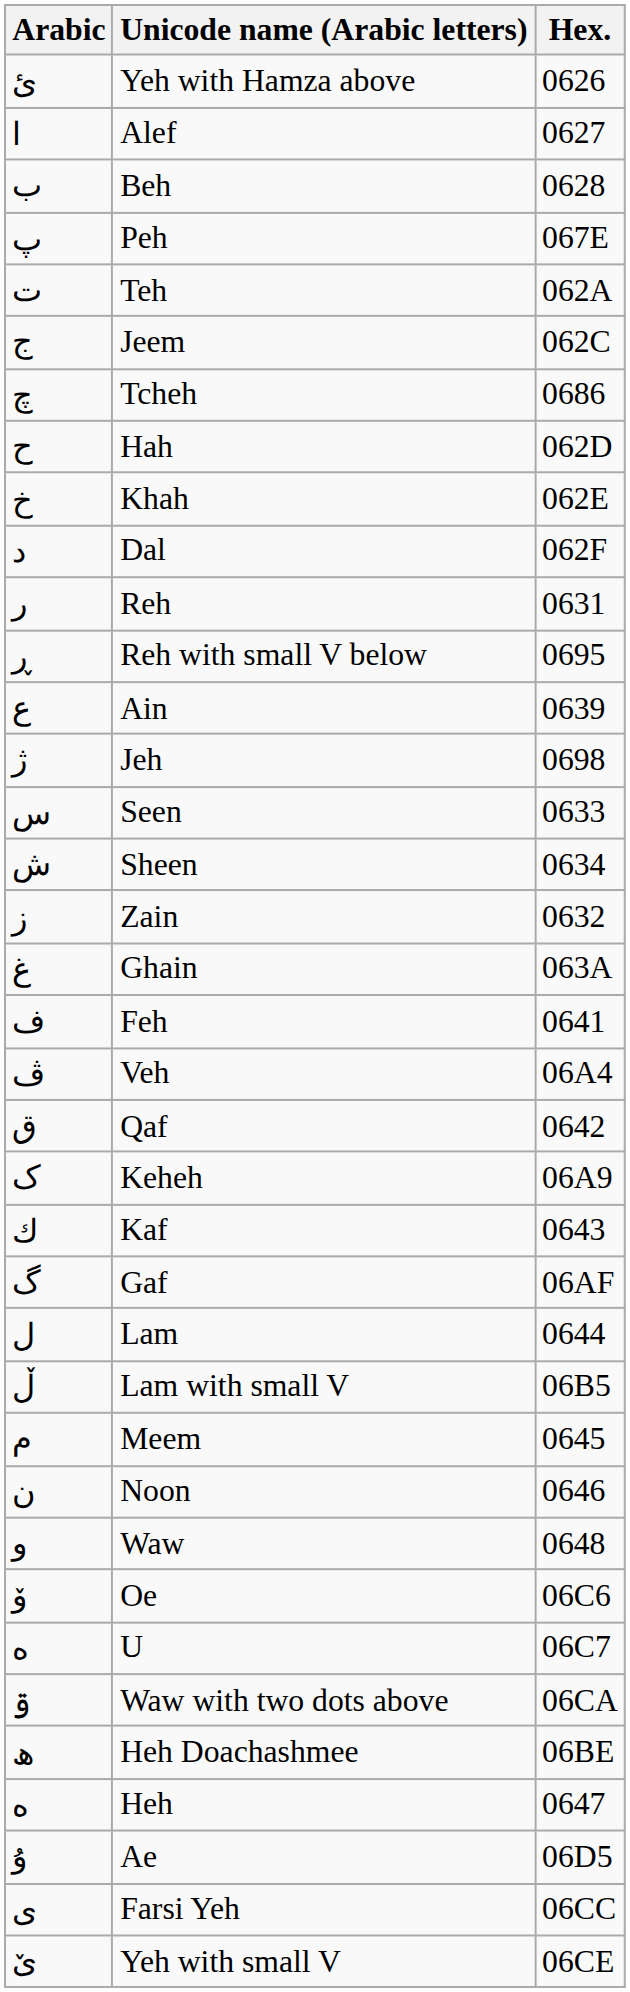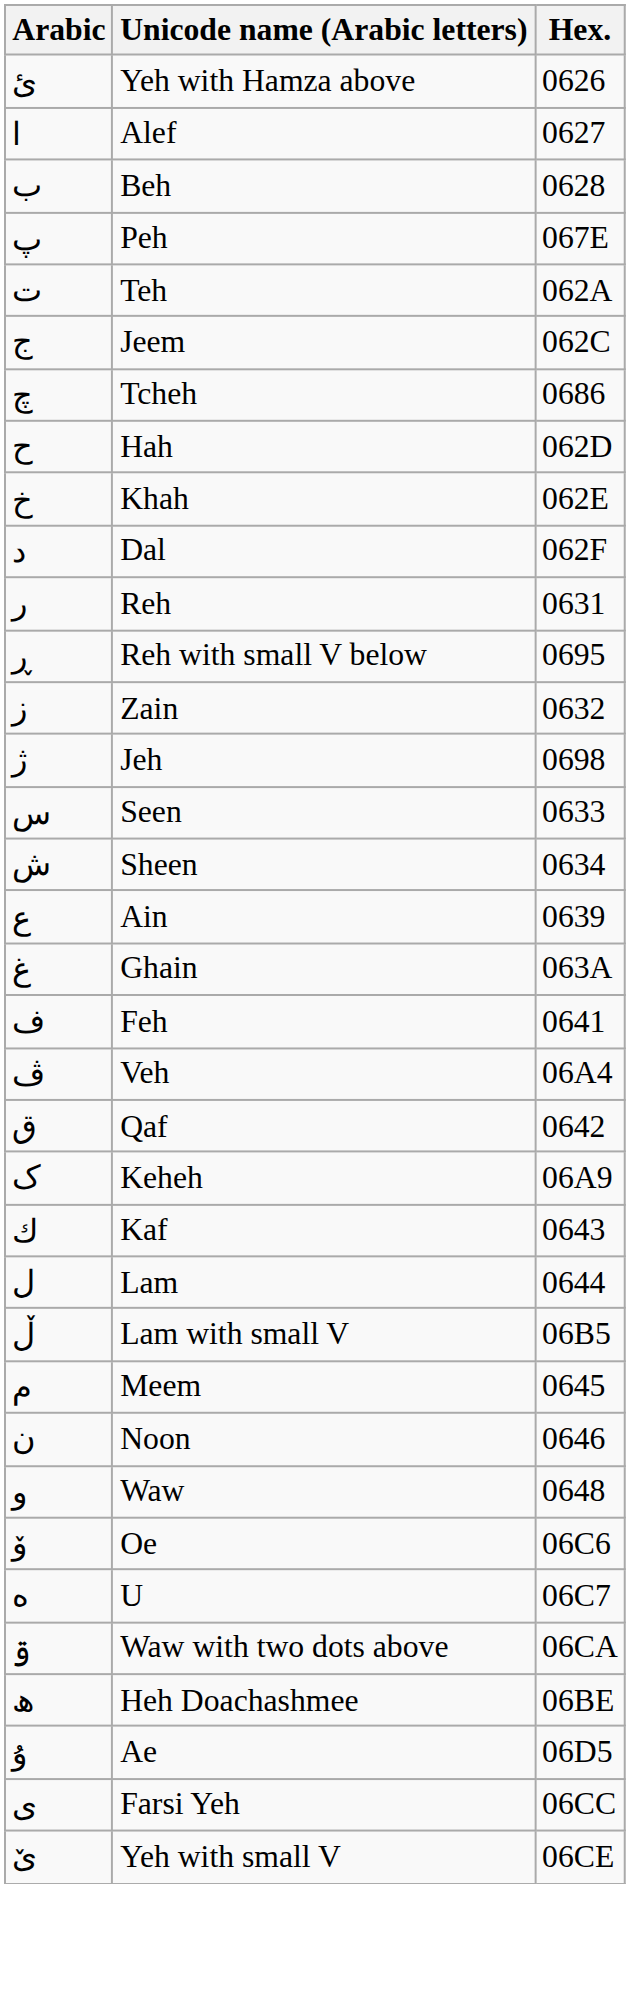rows swapped: (149, 916) <-> (144, 707)
- row: (144, 1281)
- row: (147, 1804)
